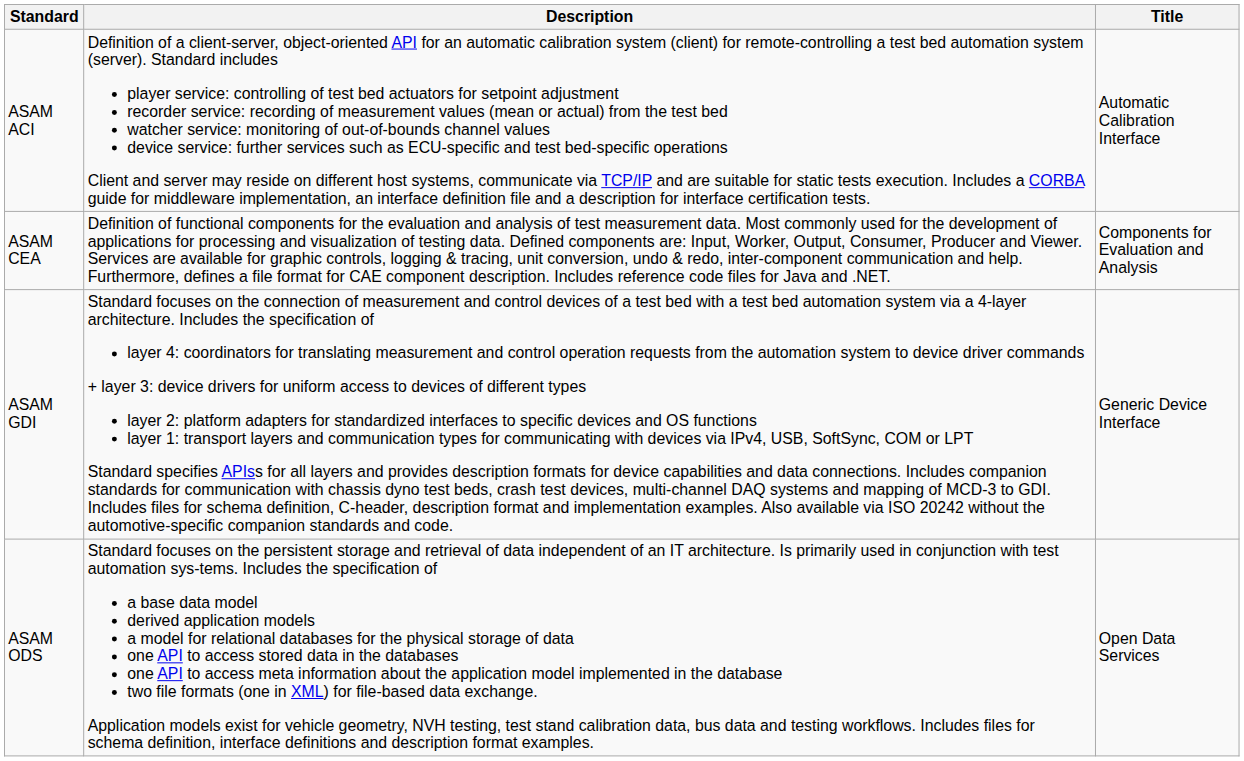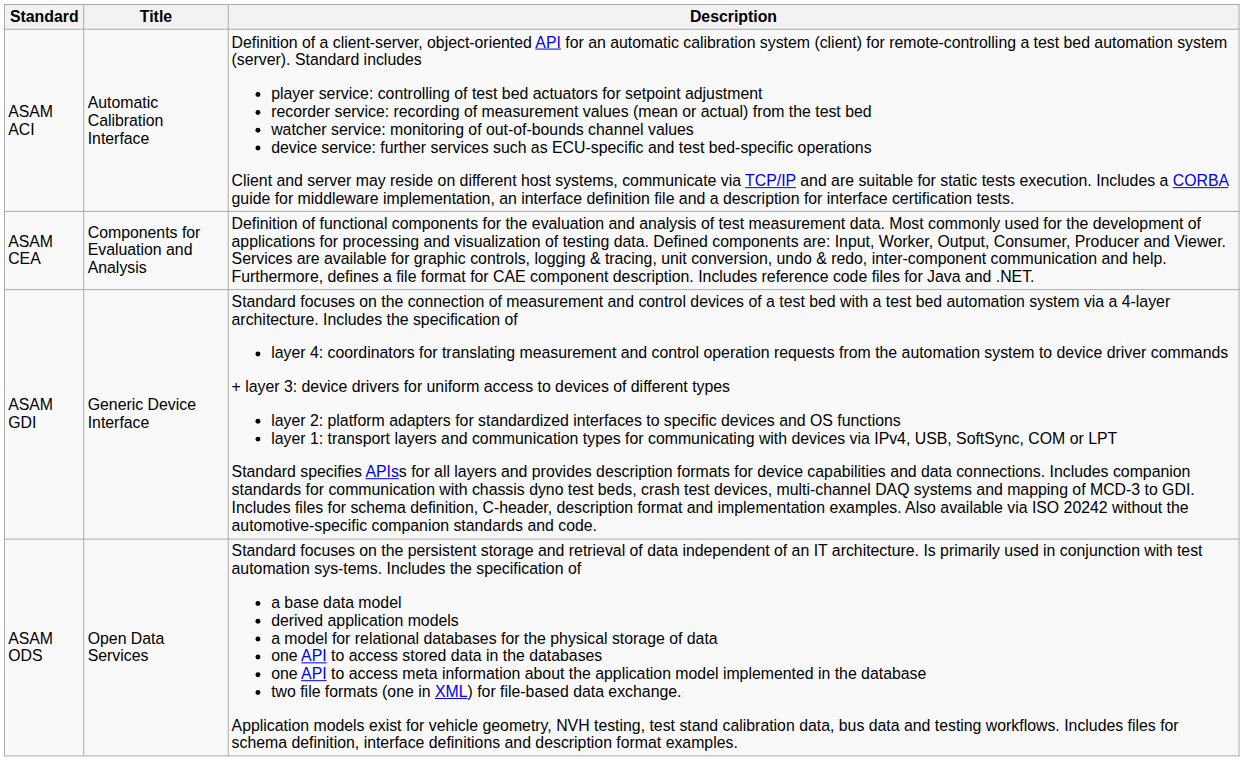columns swapped: (1167, 17) <-> (590, 17)
